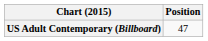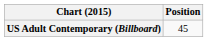(183, 28) 47 -> (183, 28) 45
